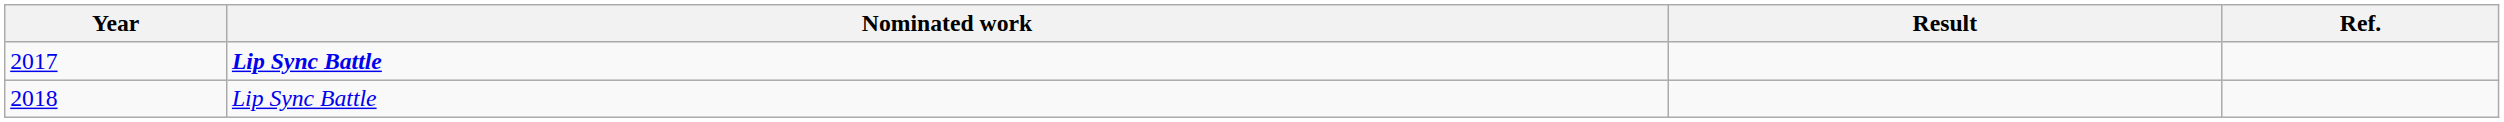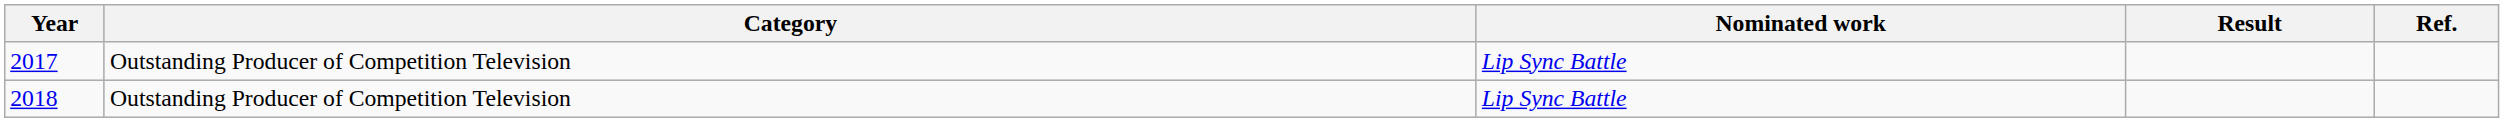+ column: (790, 23)
(307, 60) bold -> (1554, 60) normal
